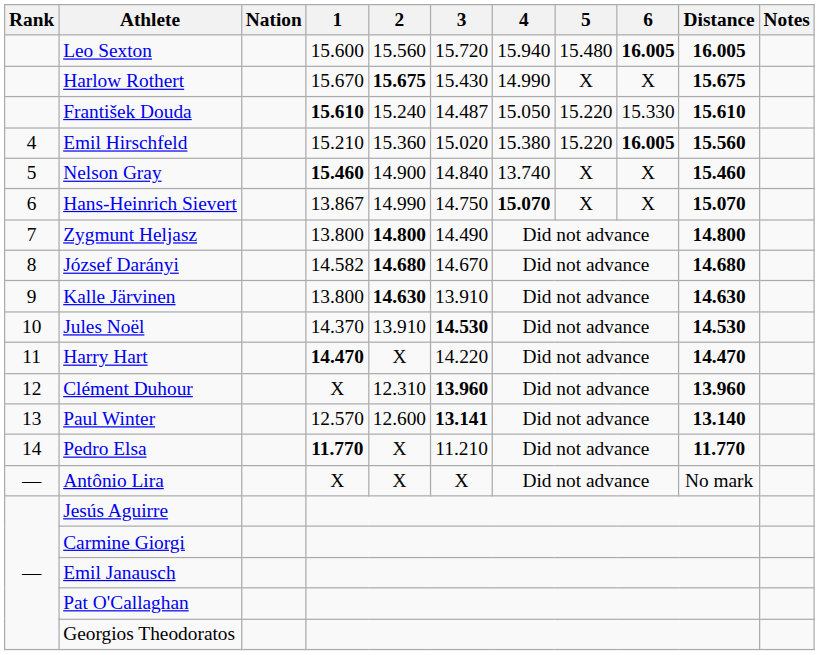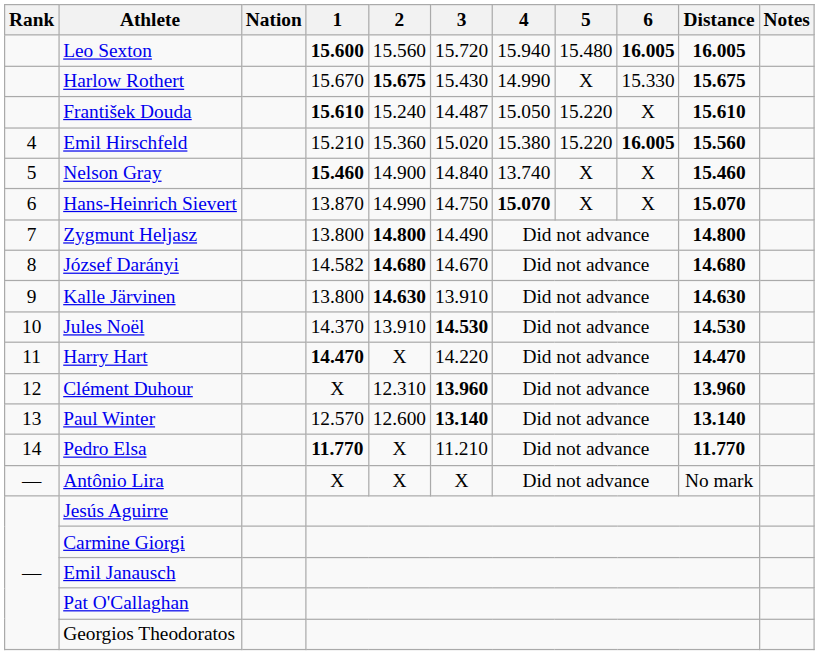(337, 50) normal -> (337, 50) bold
(648, 81) X -> (648, 81) 15.330
(648, 111) 15.330 -> (648, 111) X
(337, 204) 13.867 -> (337, 204) 13.870
(462, 419) 13.141 -> (462, 419) 13.140
